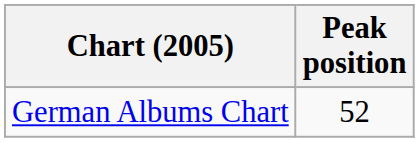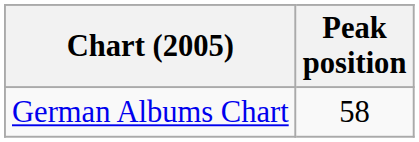(355, 111) 52 -> (355, 111) 58
